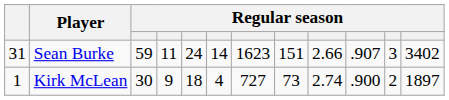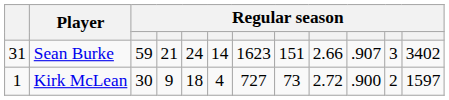(169, 53) 11 -> (169, 53) 21
(327, 80) 2.74 -> (328, 80) 2.72
(422, 80) 1897 -> (423, 80) 1597
